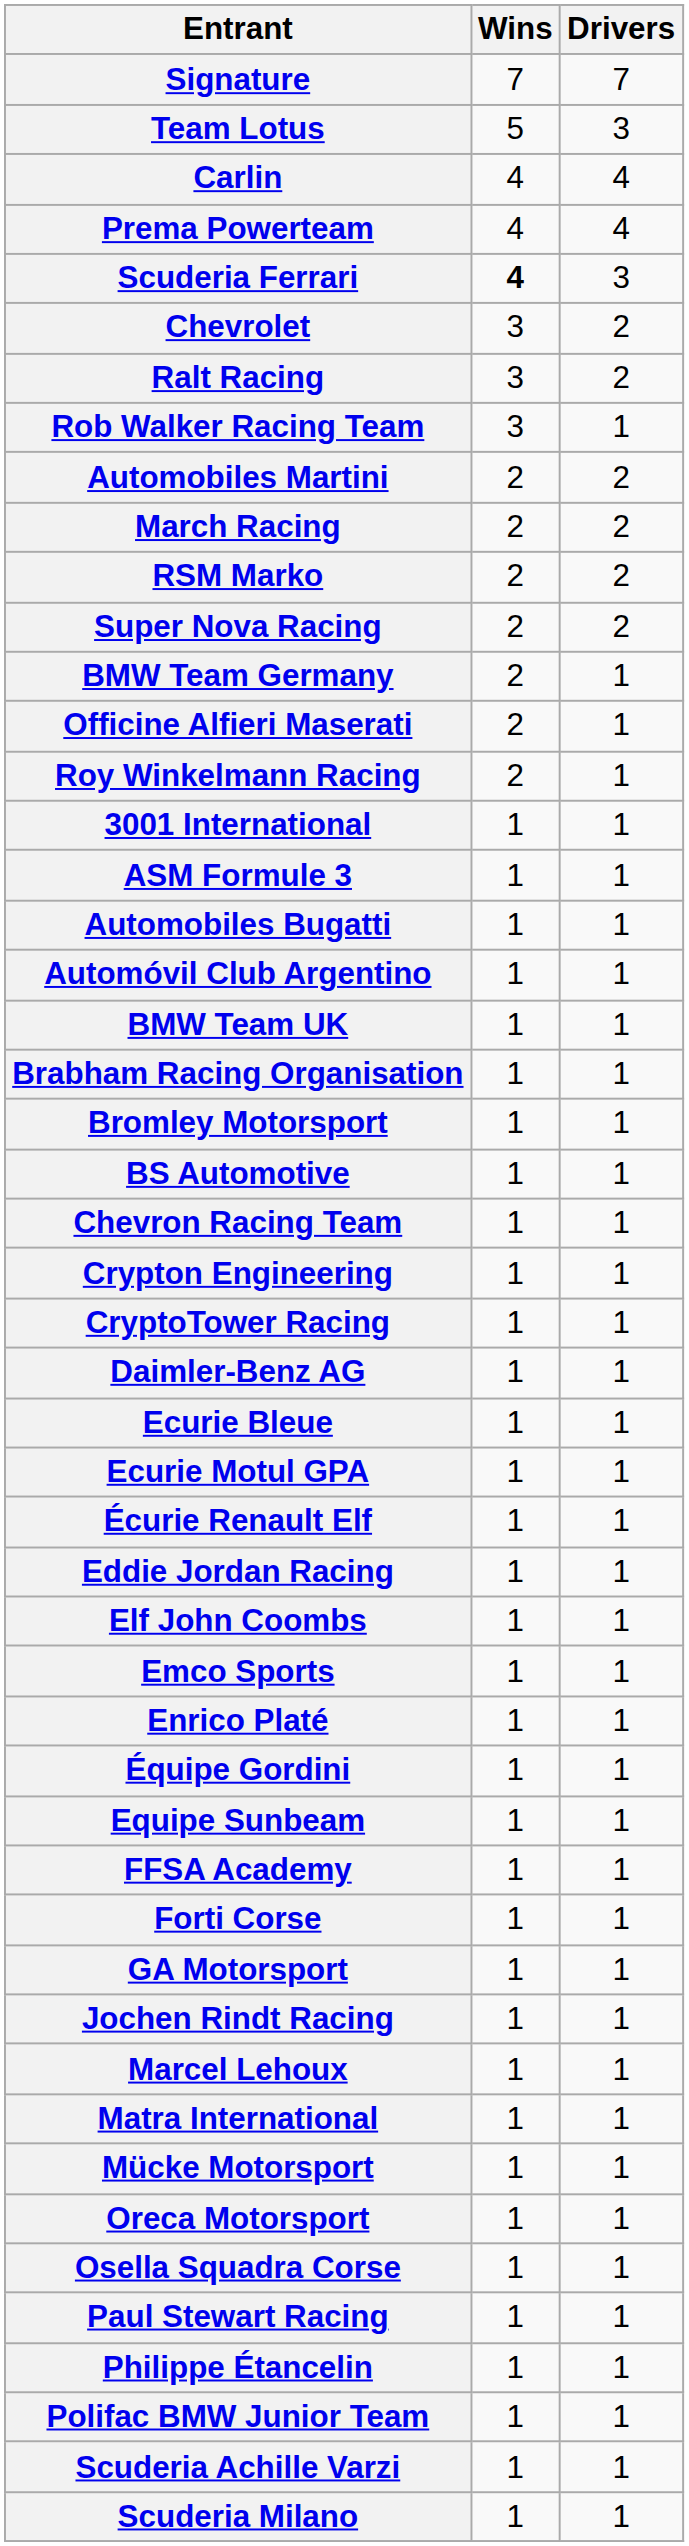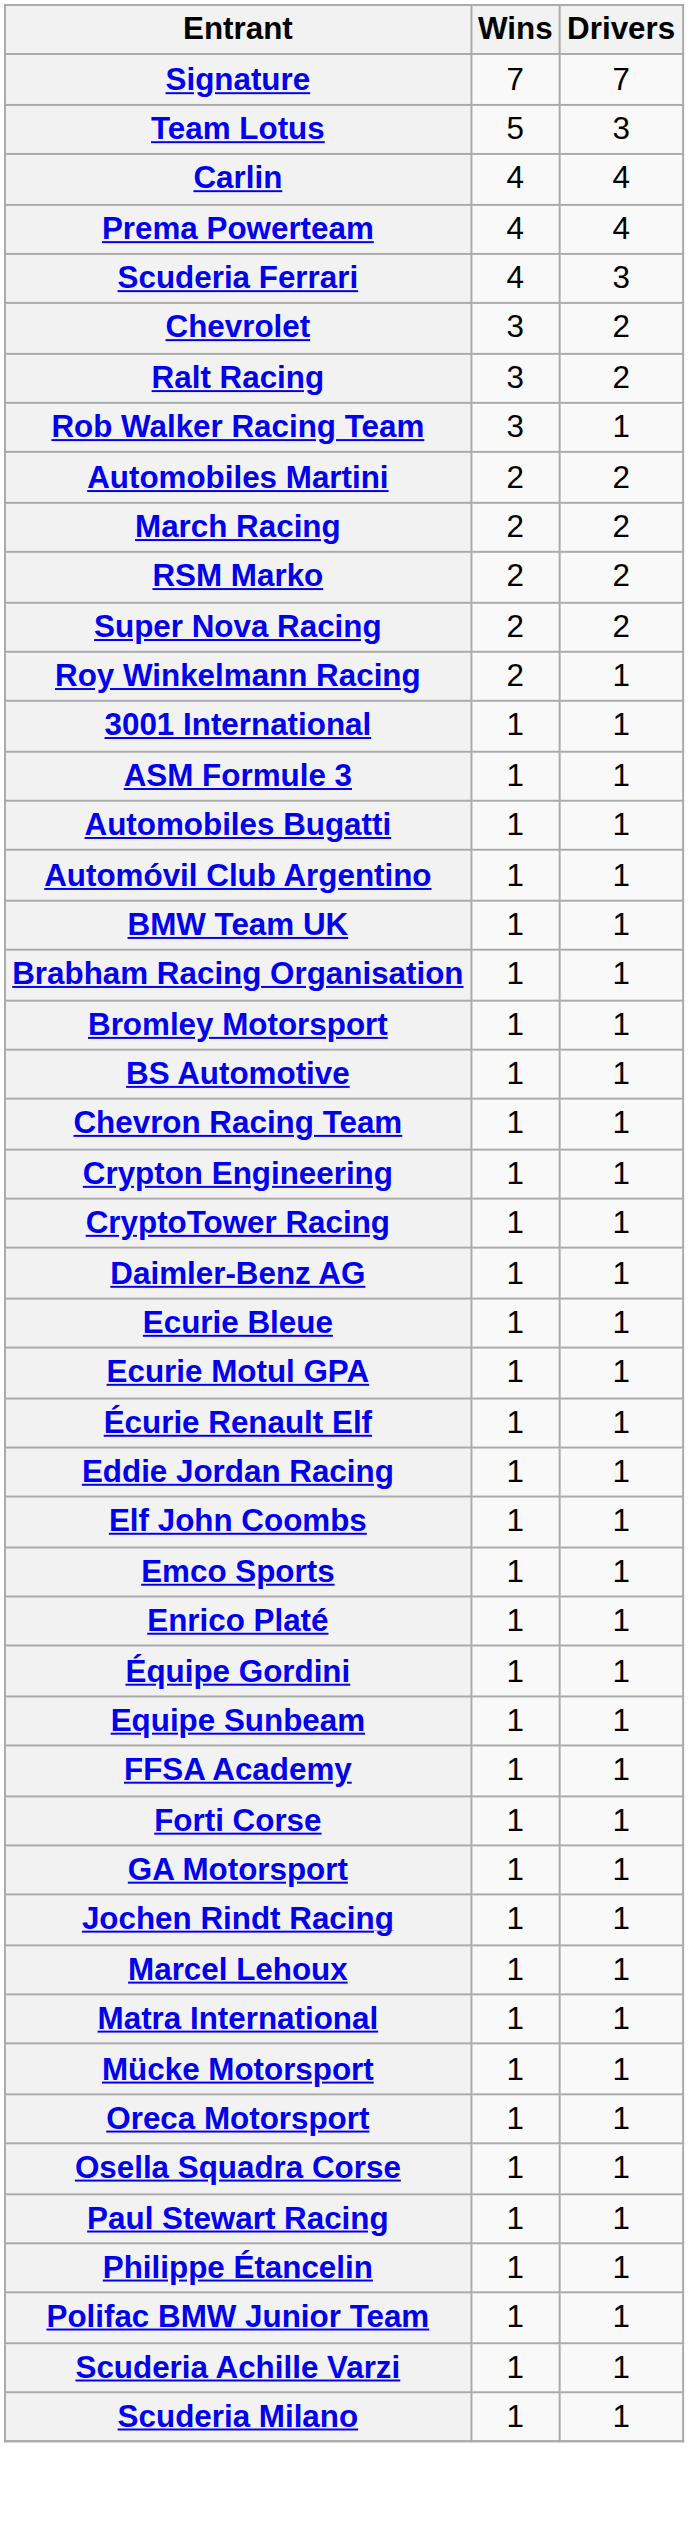(515, 278) bold -> (515, 278) normal
- row: (238, 675)
- row: (238, 725)
